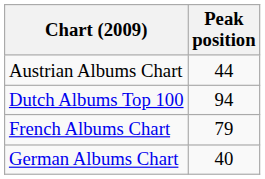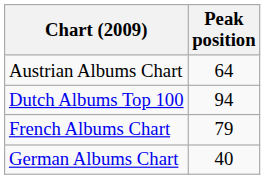(224, 70) 44 -> (224, 70) 64
